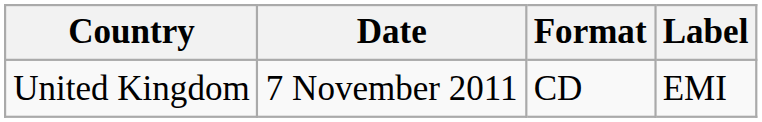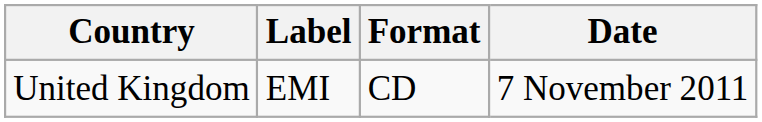columns swapped: (392, 32) <-> (706, 32)
